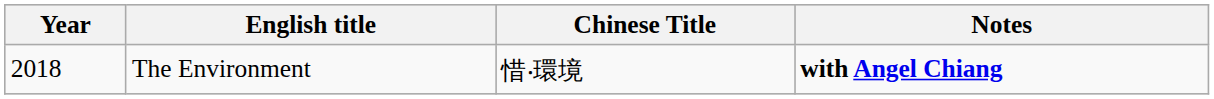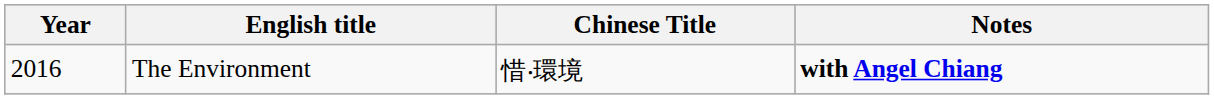(36, 68) 2018 -> (36, 68) 2016
